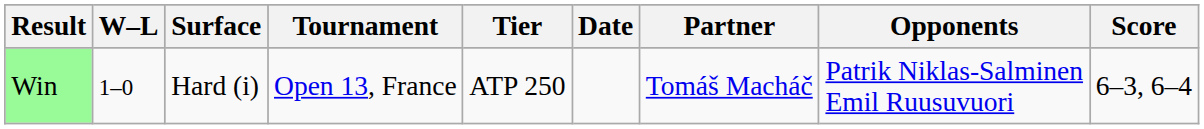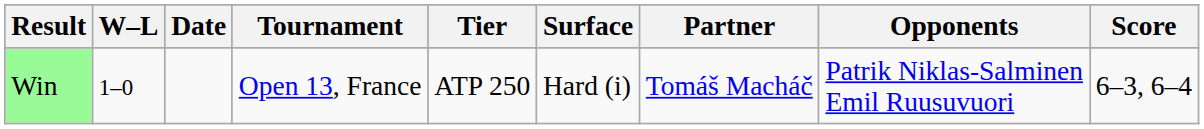columns swapped: (606, 26) <-> (216, 26)
